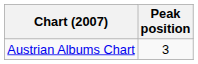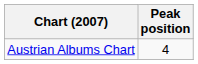(165, 49) 3 -> (165, 49) 4
